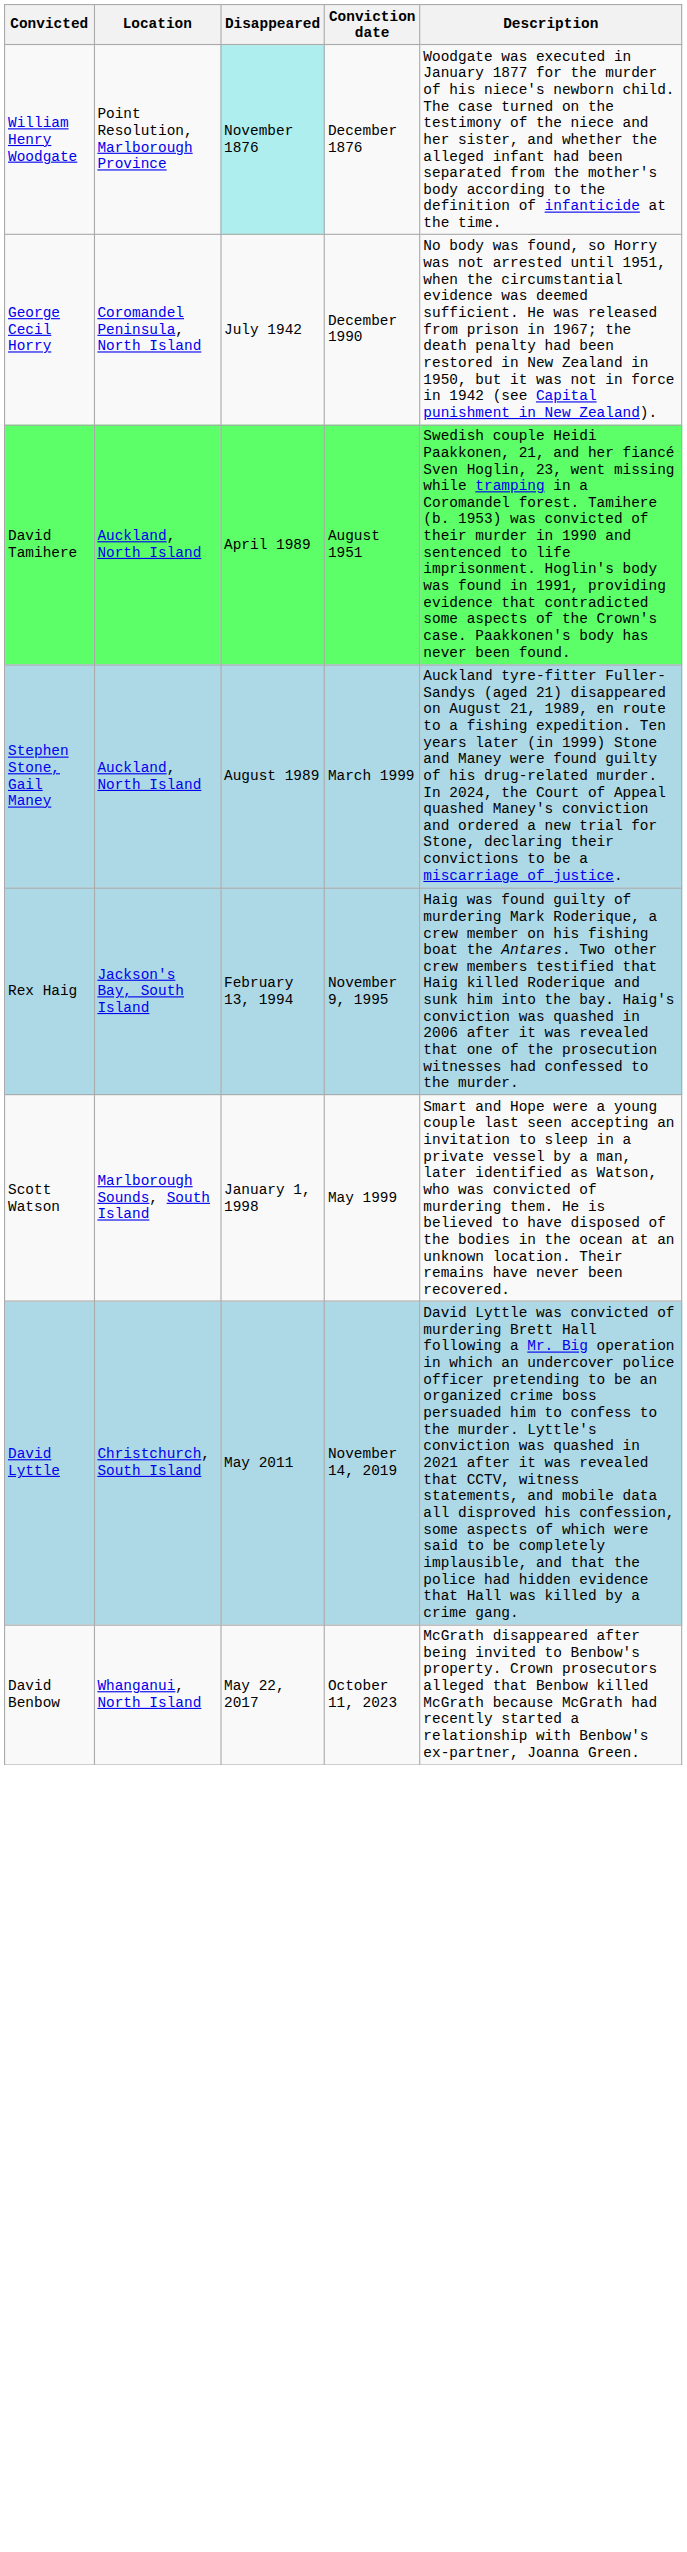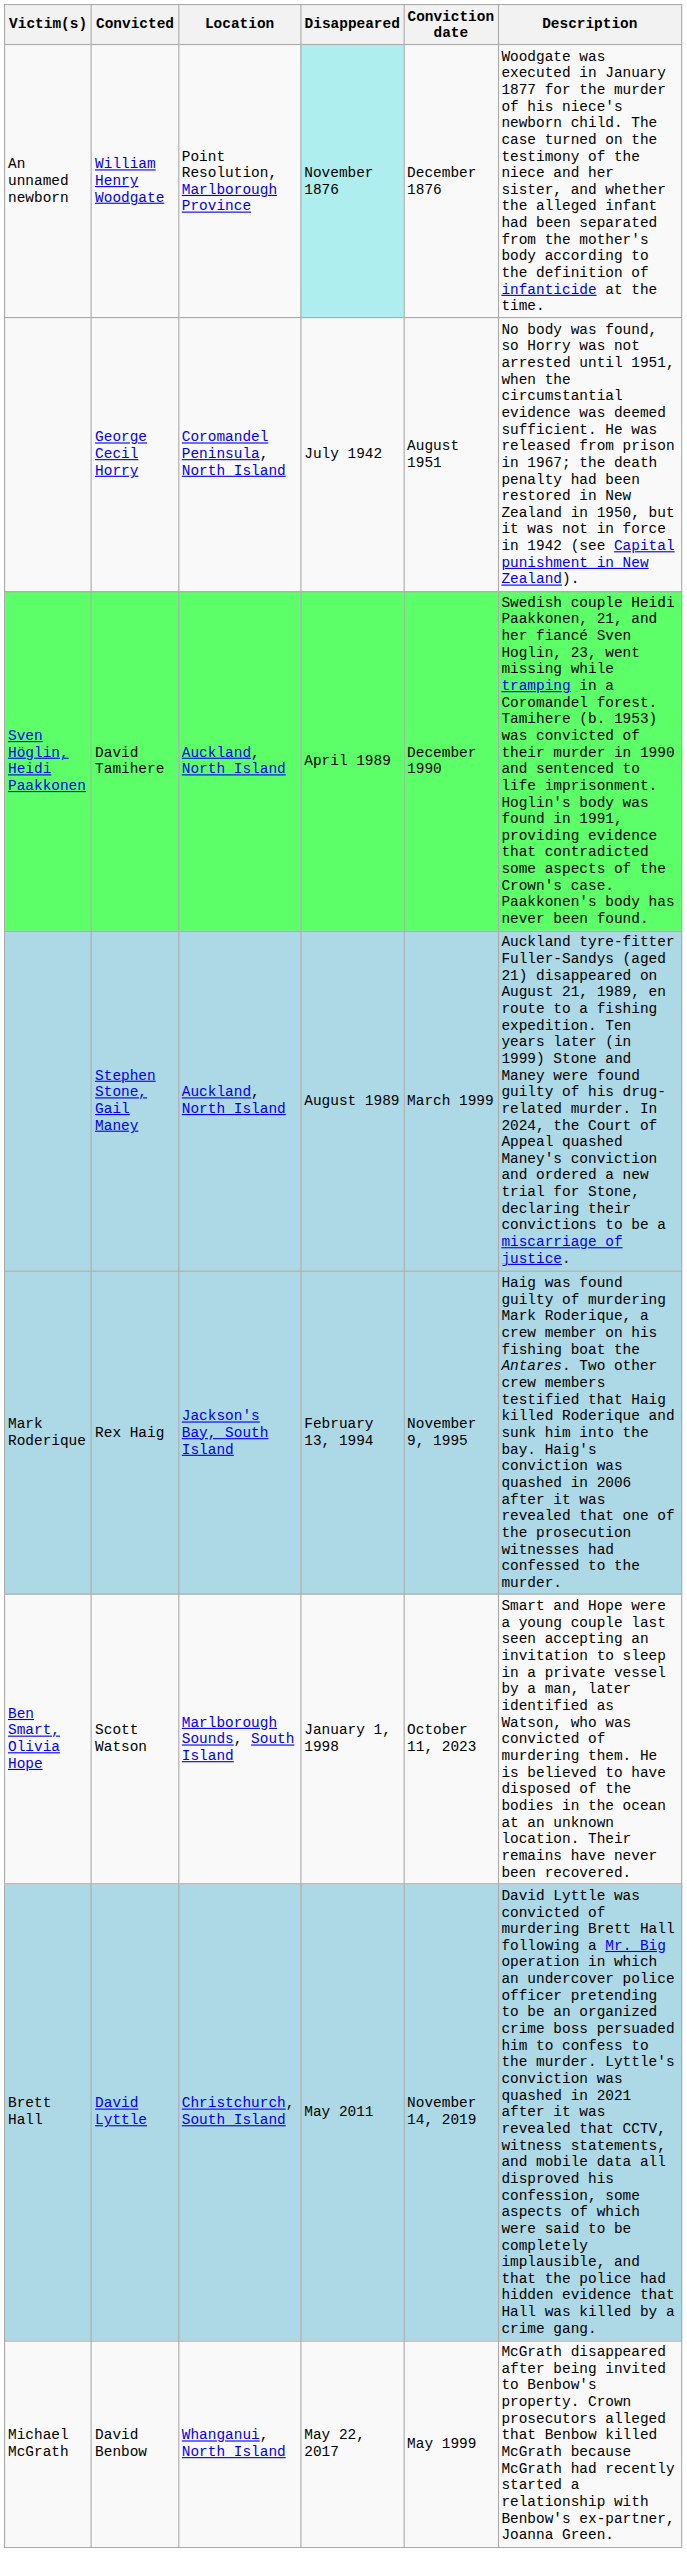+ column: (48, 25)
(363, 330) December 1990 -> (433, 455) August 1951
(354, 545) August 1951 -> (442, 761) December 1990
(363, 1198) May 1999 -> (442, 1739) October 11, 2023
(363, 1695) October 11, 2023 -> (442, 2444) May 1999
